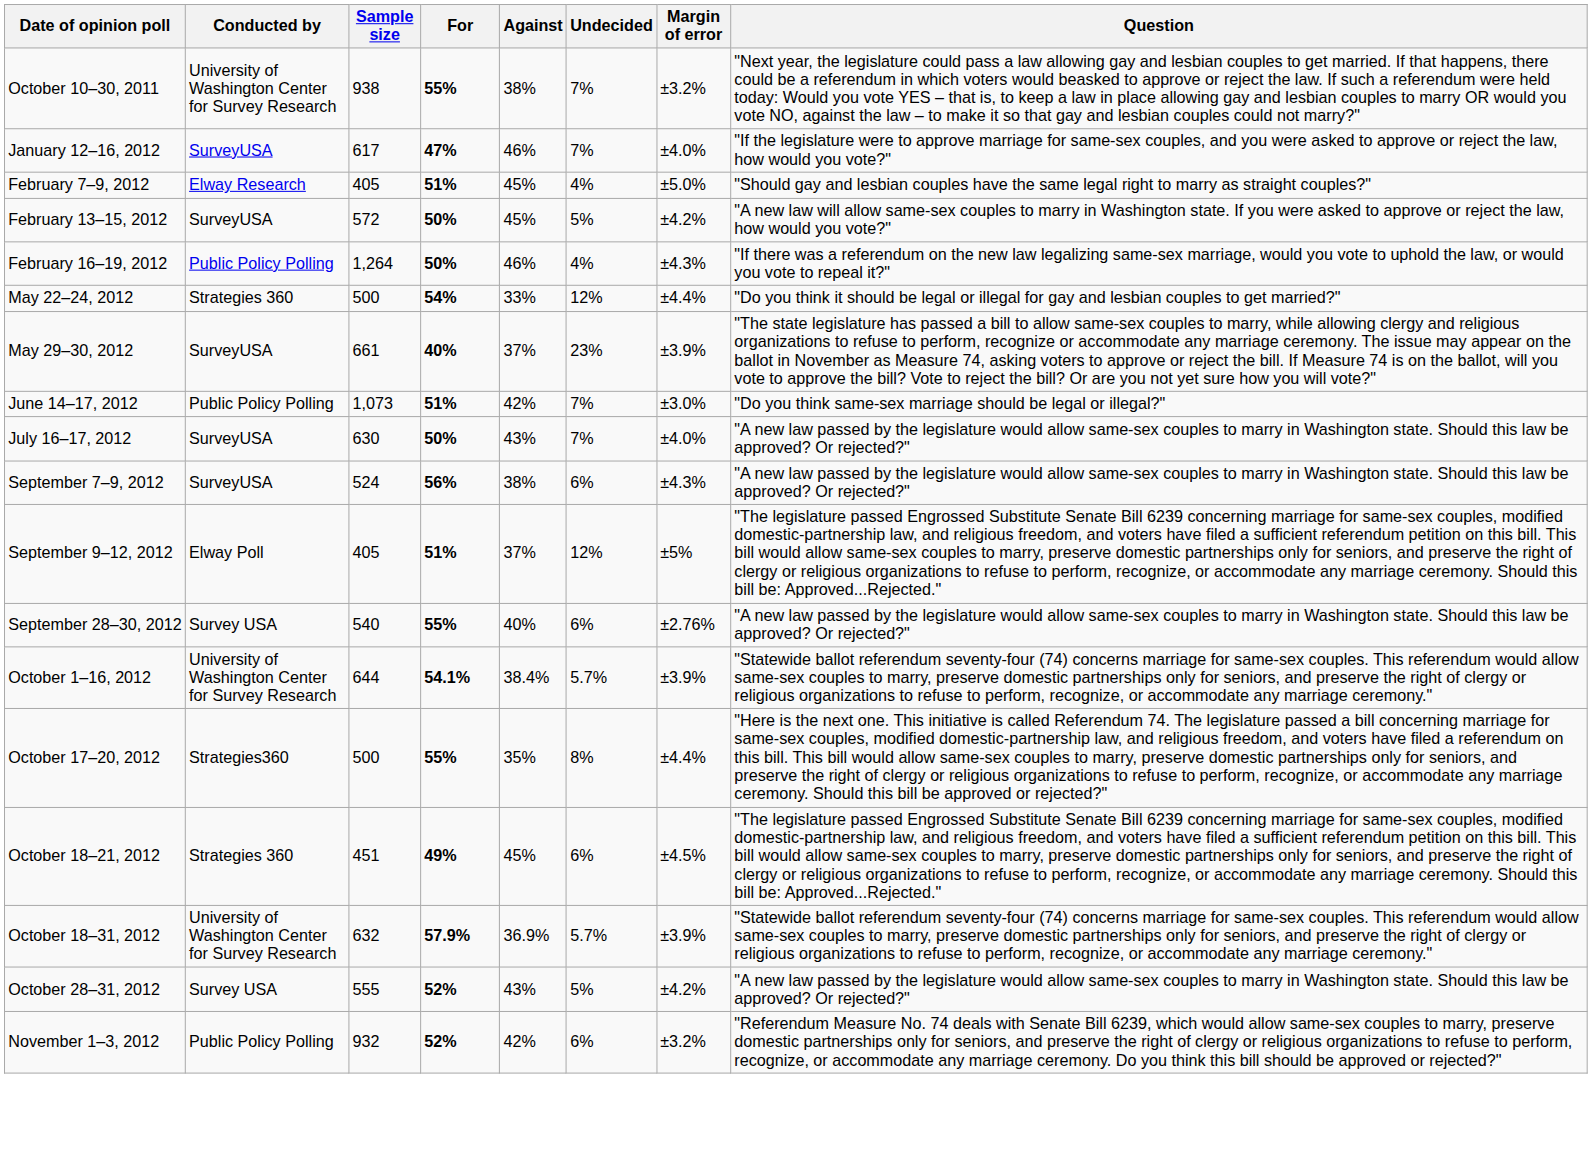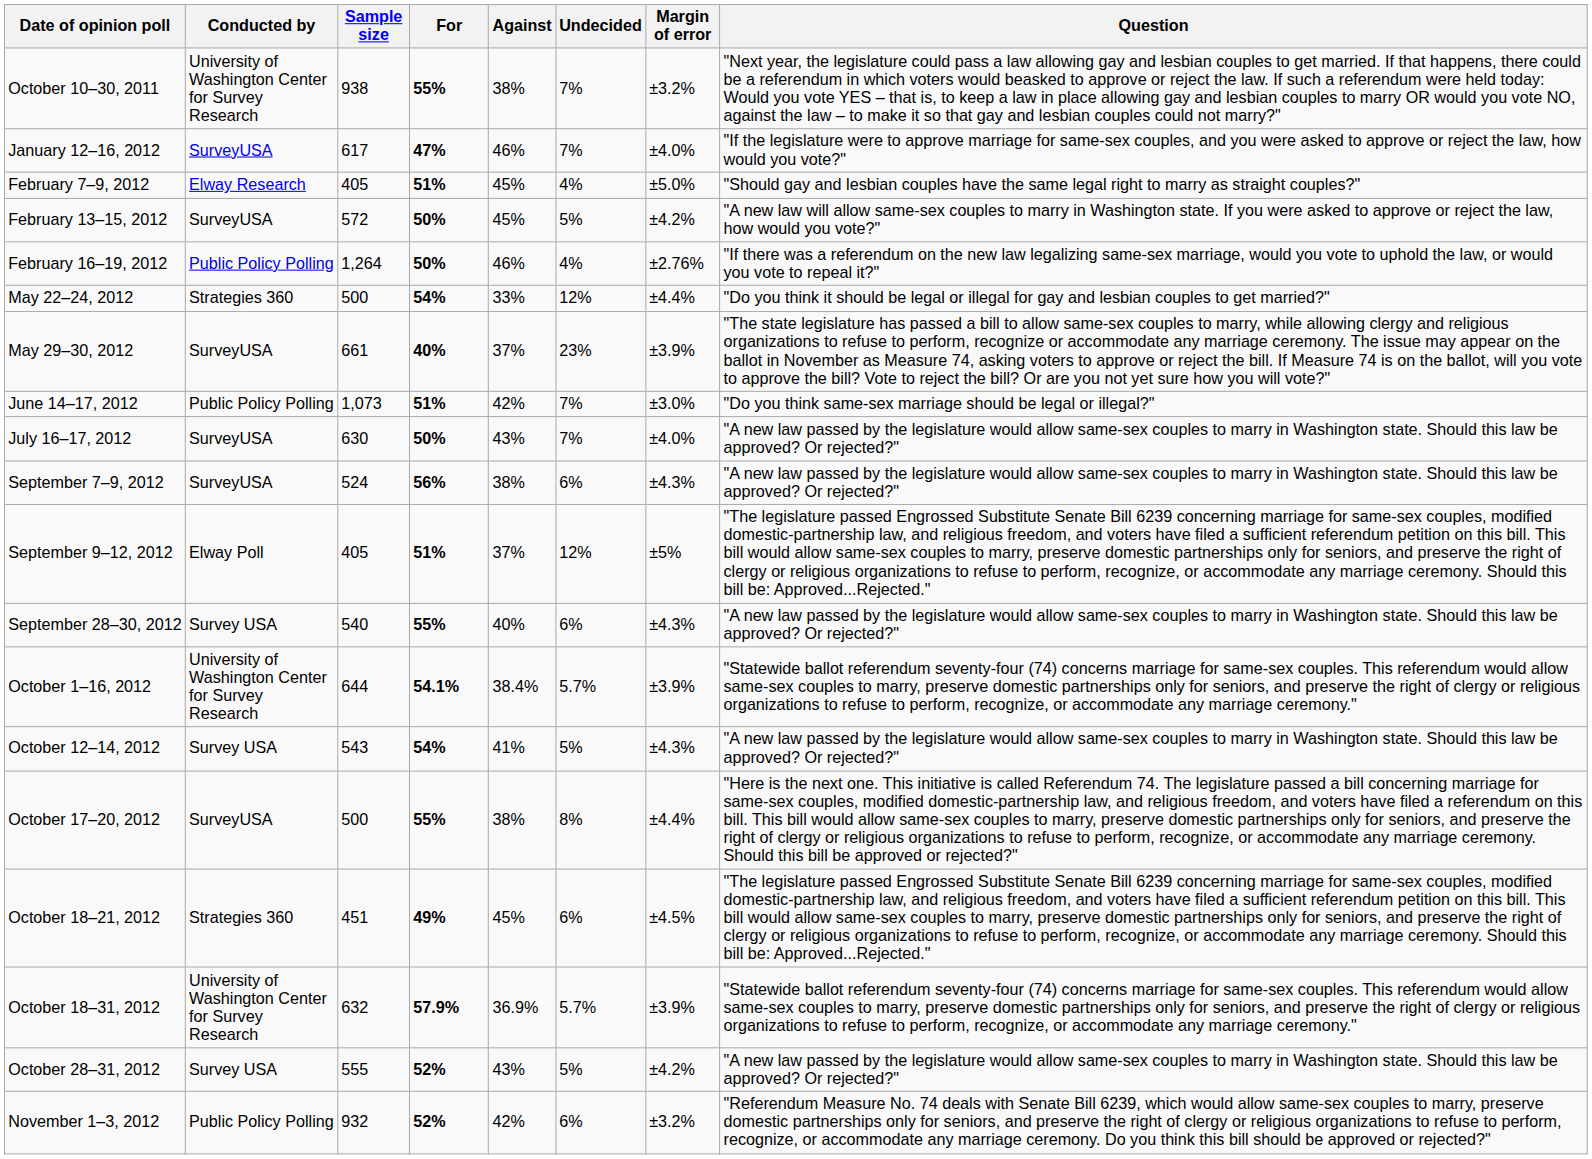(683, 263) ±4.3% -> (677, 263) ±2.76%
(688, 624) ±2.76% -> (672, 624) ±4.3%
+ row: (84, 748)
(239, 757) Strategies360 -> (231, 819) SurveyUSA
(520, 757) 35% -> (509, 819) 38%
